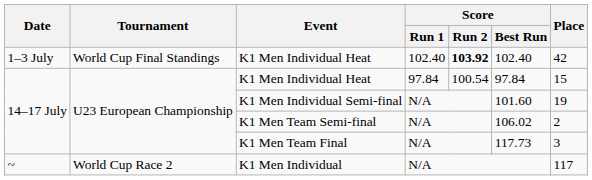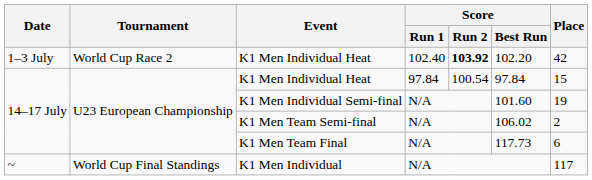(146, 57) World Cup Final Standings -> (123, 57) World Cup Race 2
(513, 57) 102.40 -> (513, 57) 102.20
(557, 143) 3 -> (557, 143) 6
(123, 164) World Cup Race 2 -> (146, 164) World Cup Final Standings
